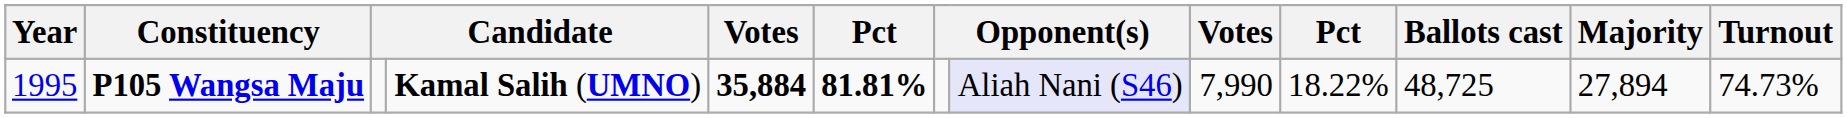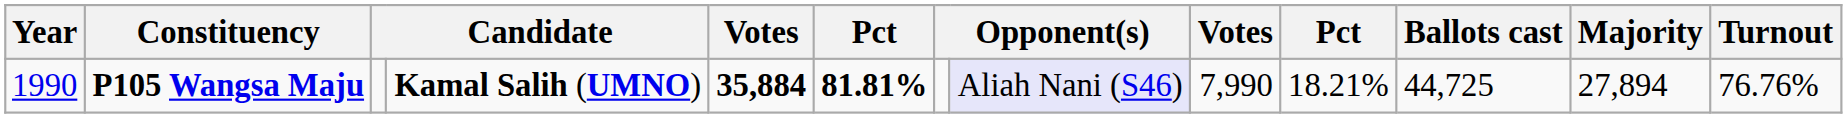(45, 85) 1995 -> (45, 85) 1990
(1338, 85) 18.22% -> (1338, 85) 18.21%
(1449, 85) 48,725 -> (1449, 85) 44,725
(1768, 85) 74.73% -> (1768, 85) 76.76%
